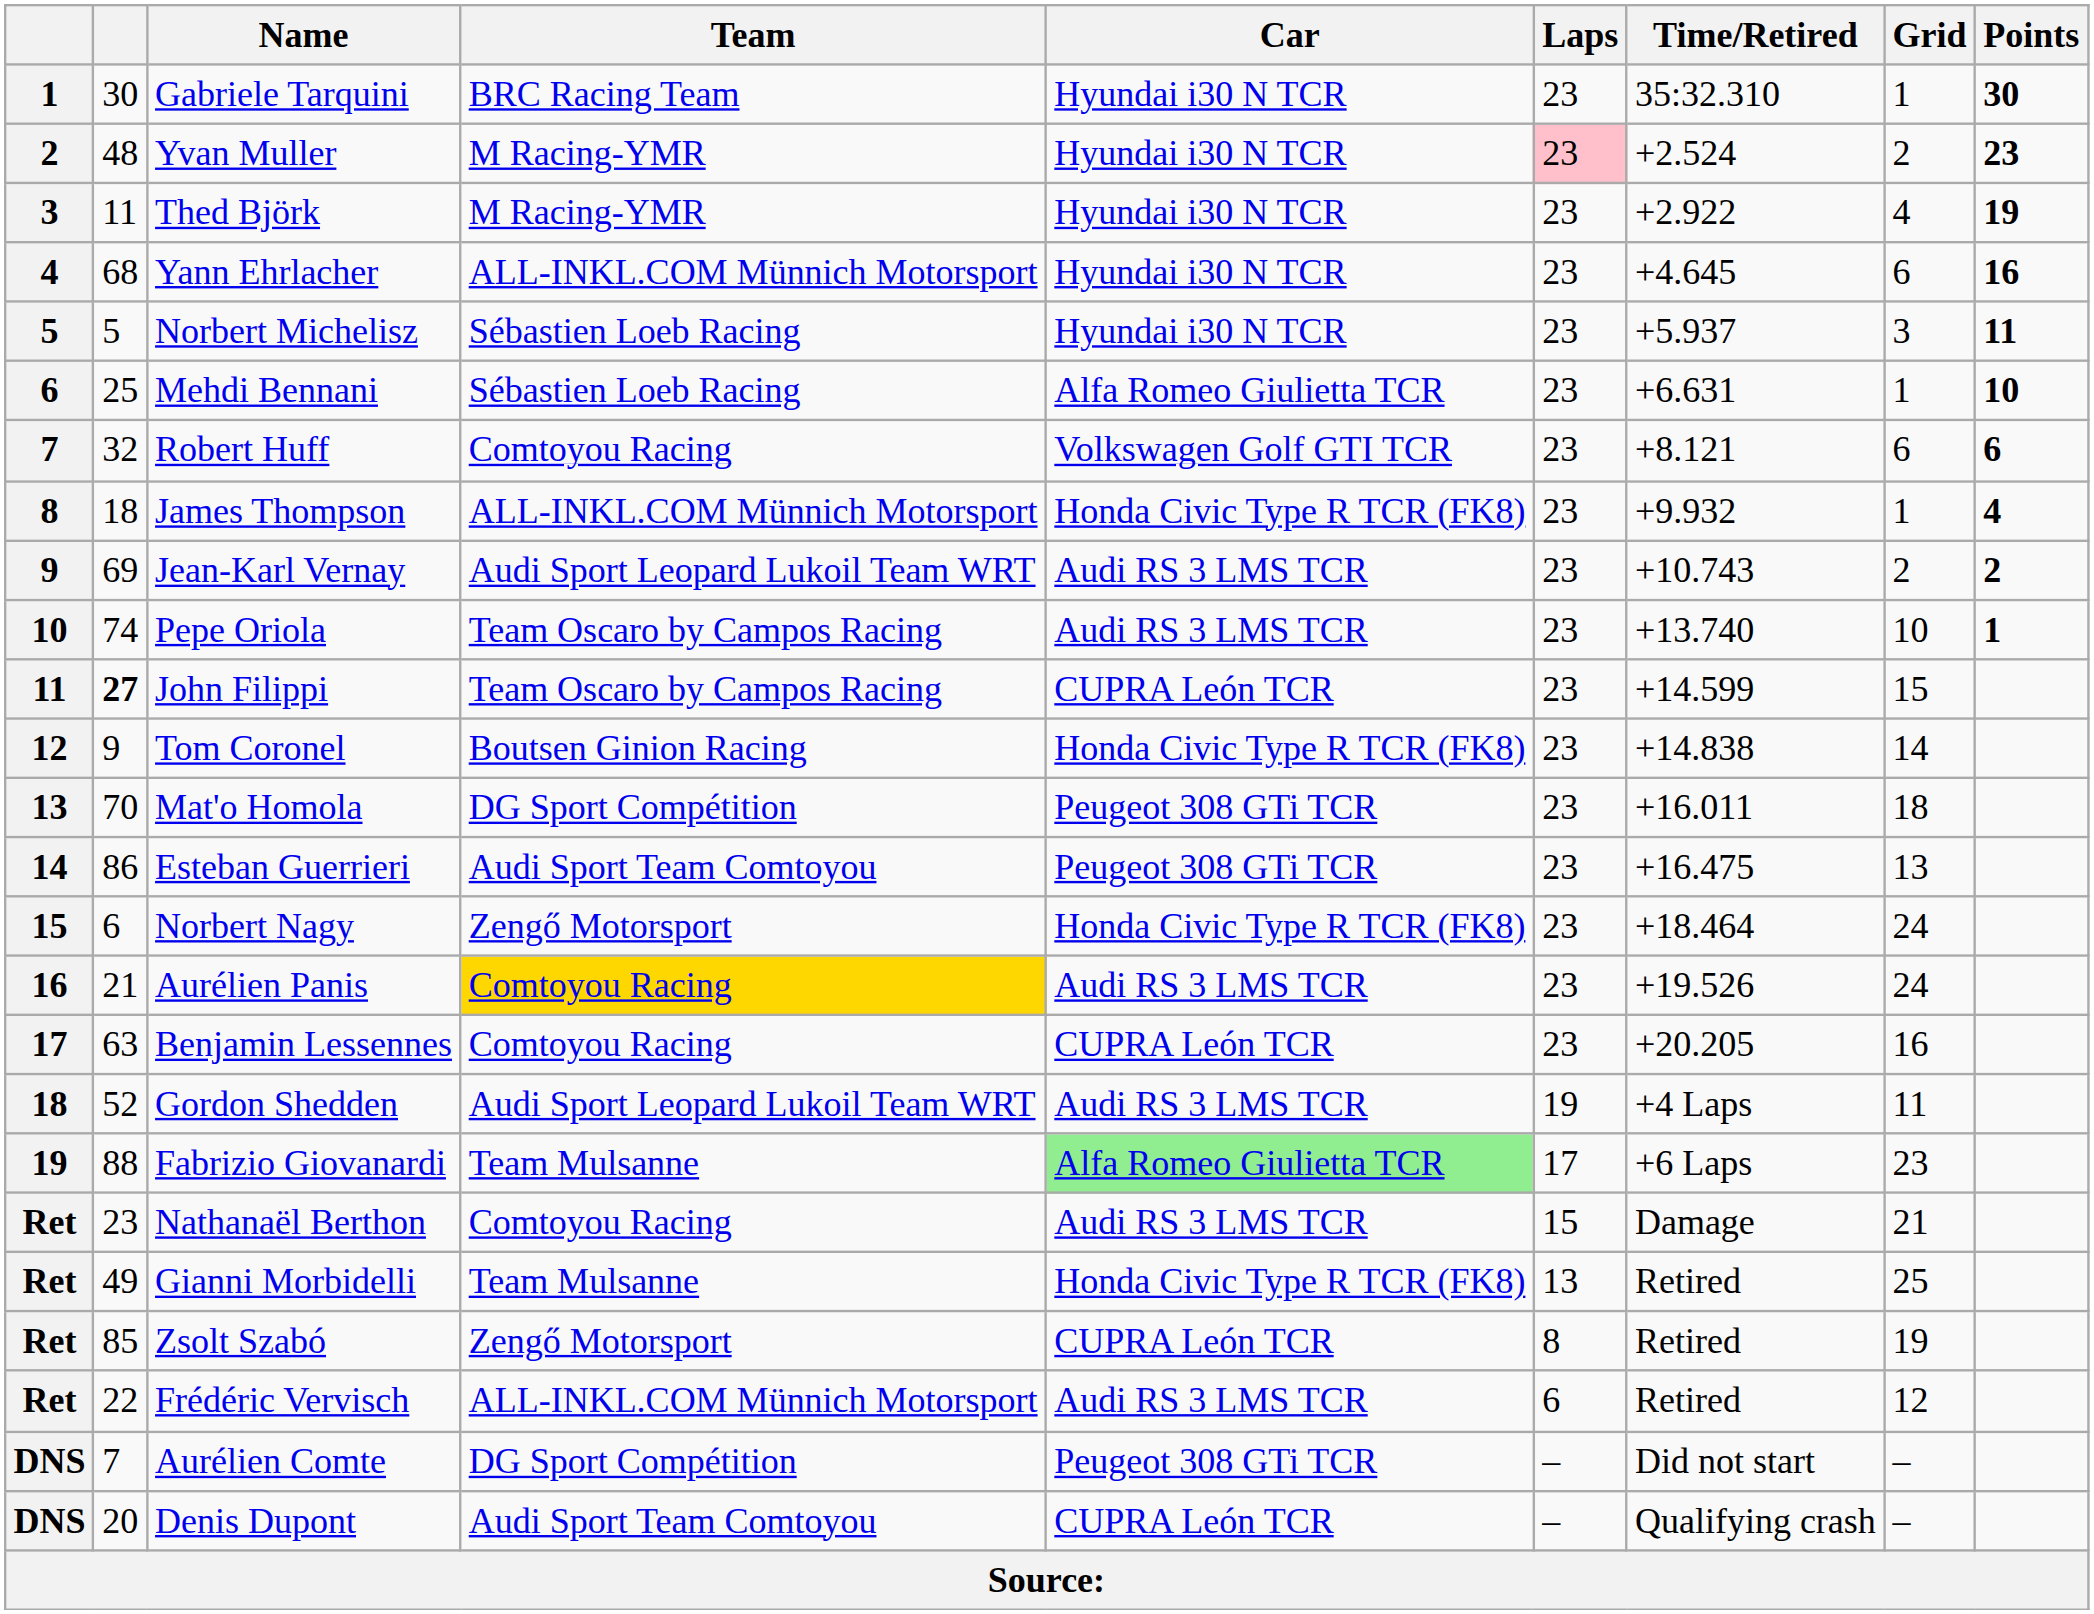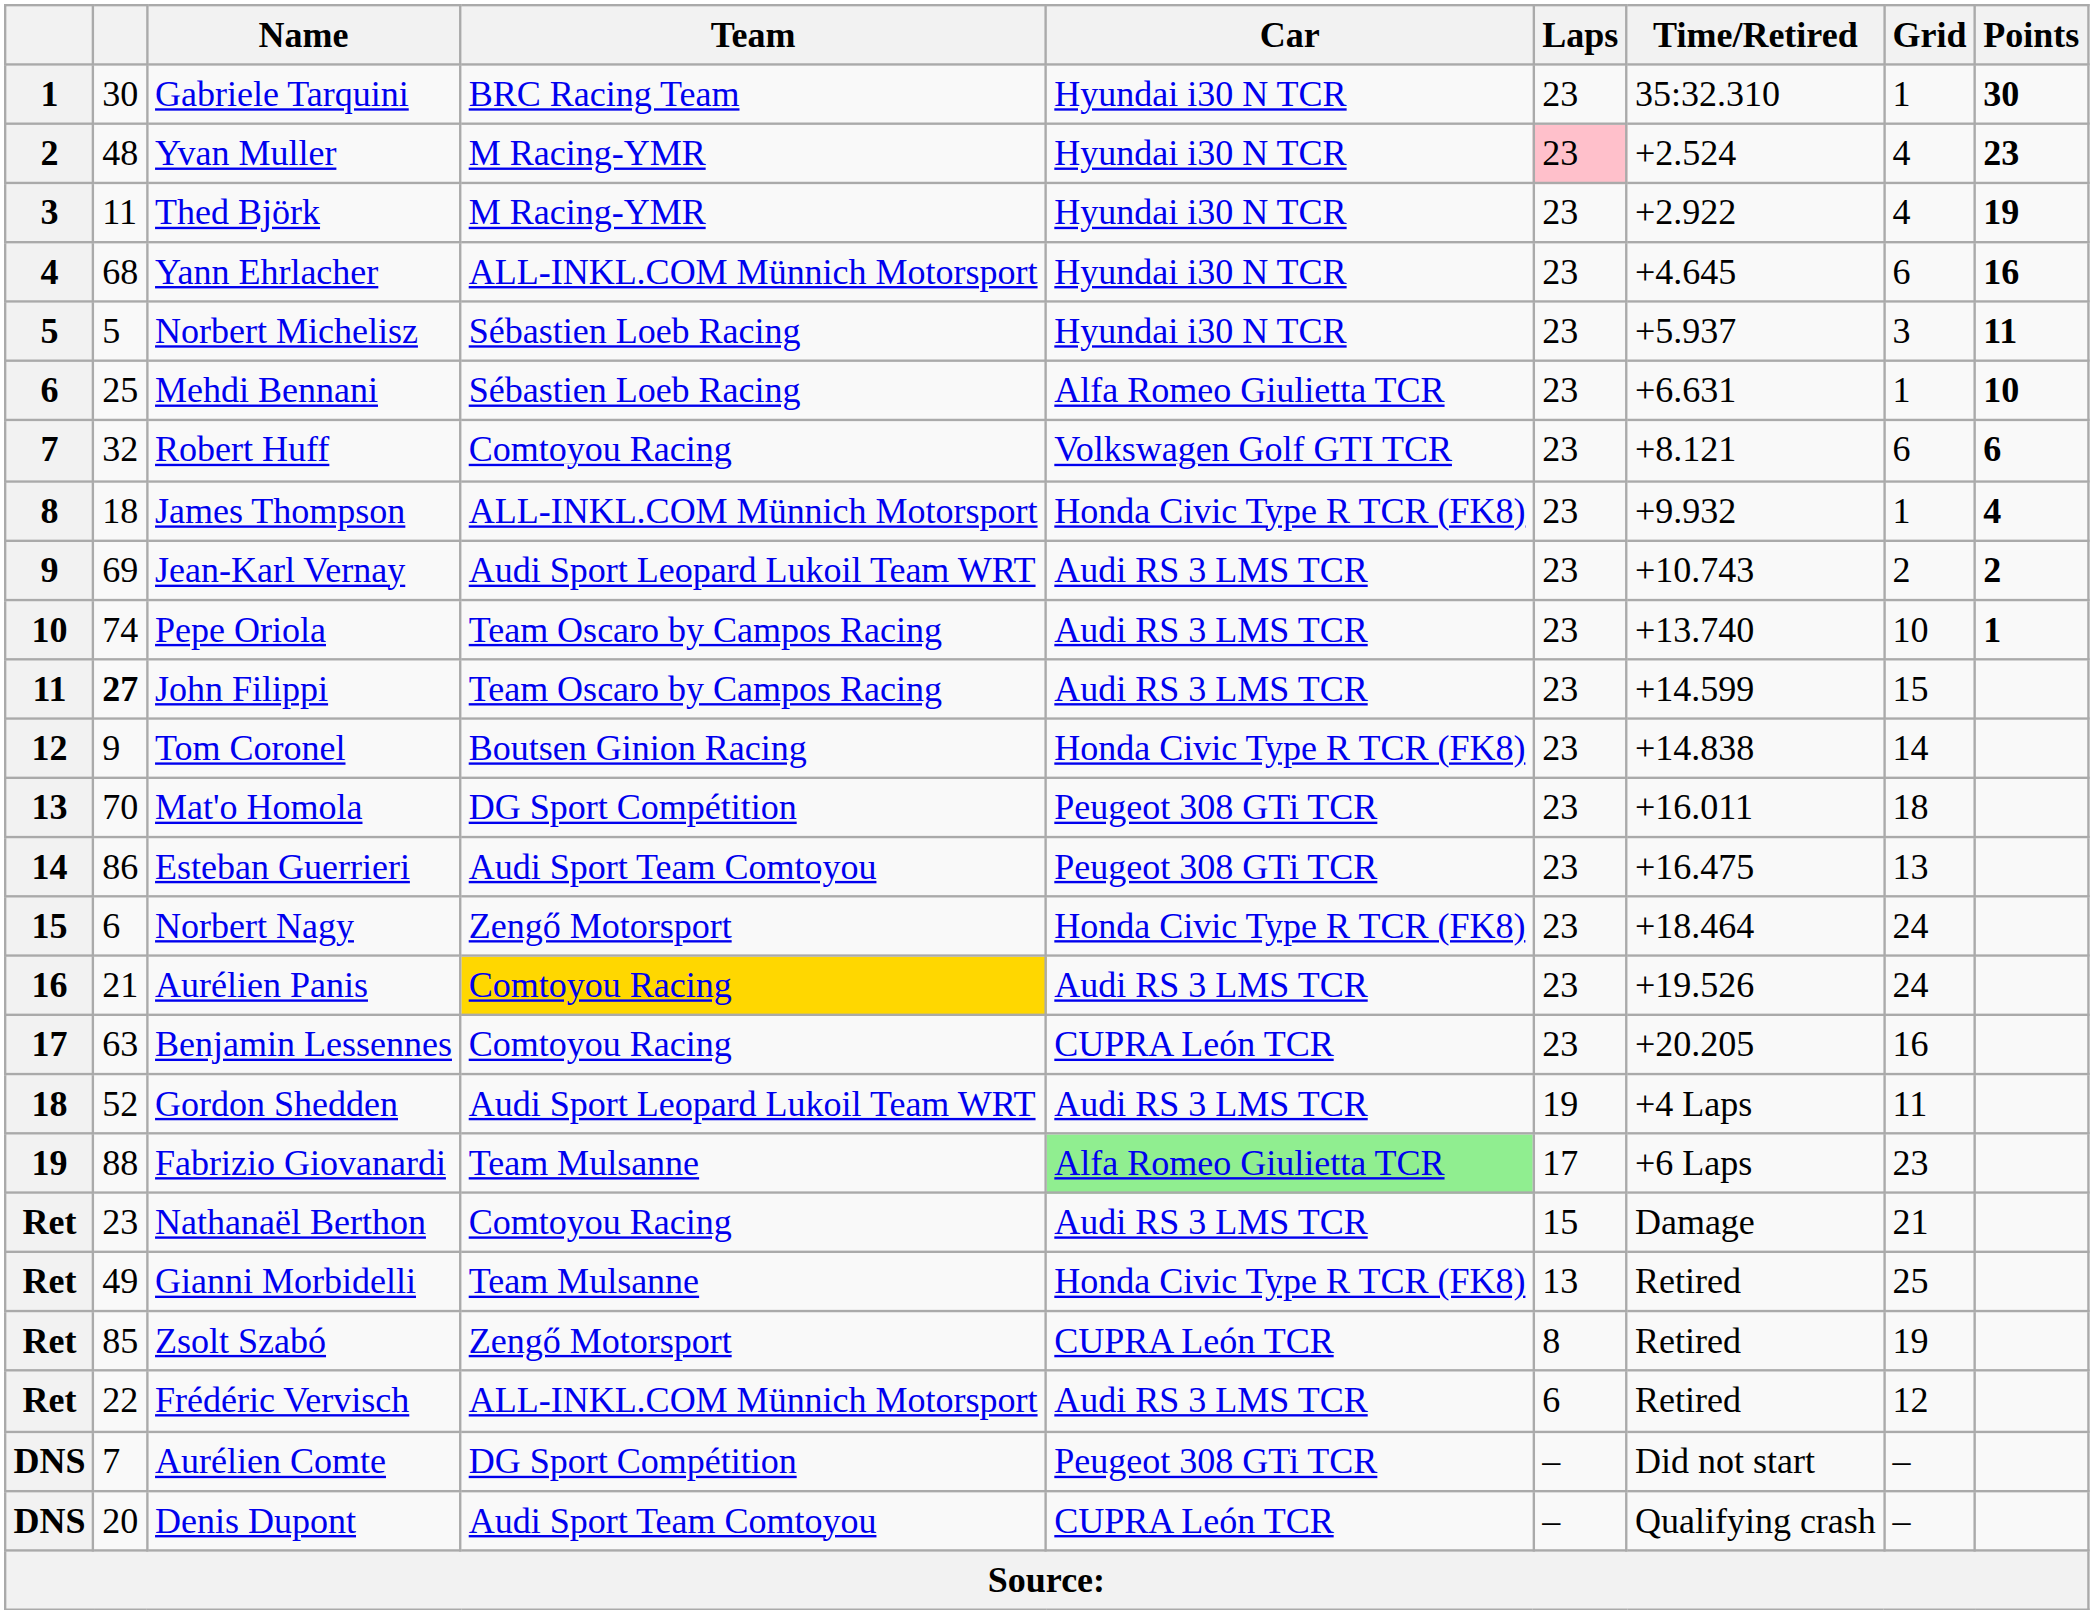(1902, 153) 2 -> (1902, 153) 4
(1194, 687) CUPRA León TCR -> (1211, 687) Audi RS 3 LMS TCR
